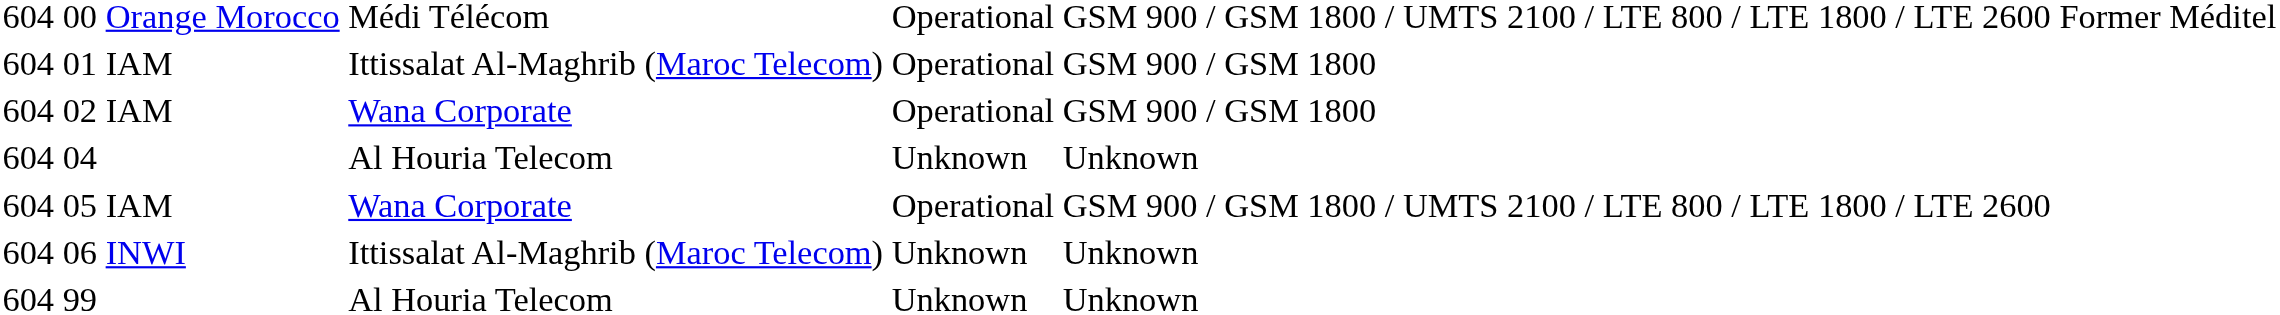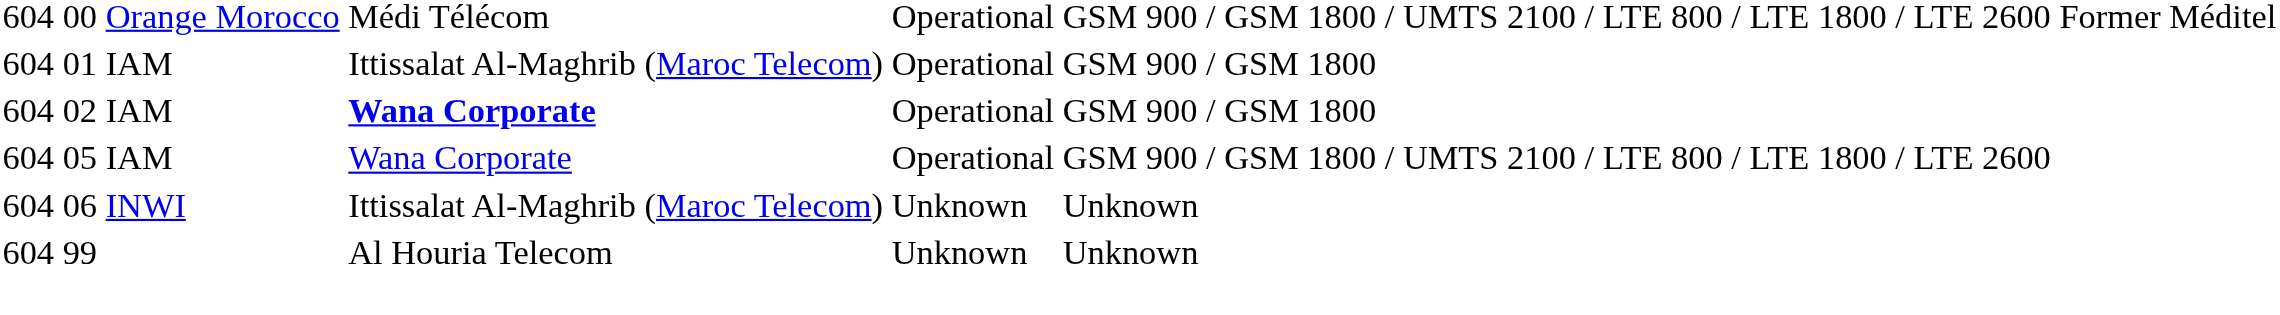(460, 110) normal -> (472, 110) bold
- row: (80, 158)
